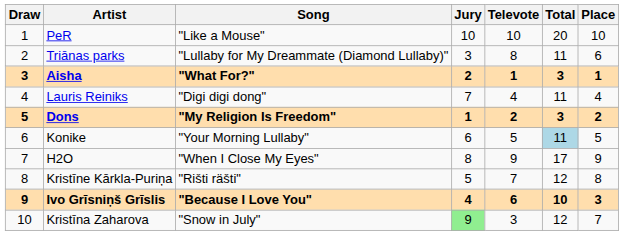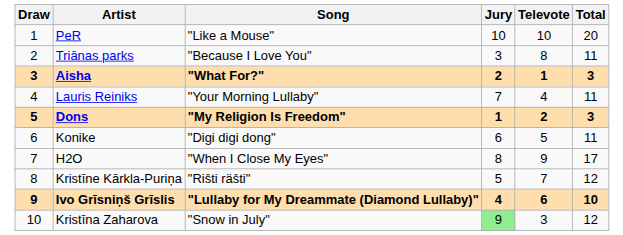- column: (598, 14)
(313, 55) "Lullaby for My Dreammate (Diamond Lullaby)" -> (250, 55) "Because I Love You"
(222, 96) "Digi digi dong" -> (253, 96) "Your Morning Lullaby"
(244, 138) "Your Morning Lullaby" -> (232, 138) "Digi digi dong"
(560, 138) lightblue background -> (591, 138) no background
(245, 199) "Because I Love You" -> (333, 199) "Lullaby for My Dreammate (Diamond Lullaby)"
